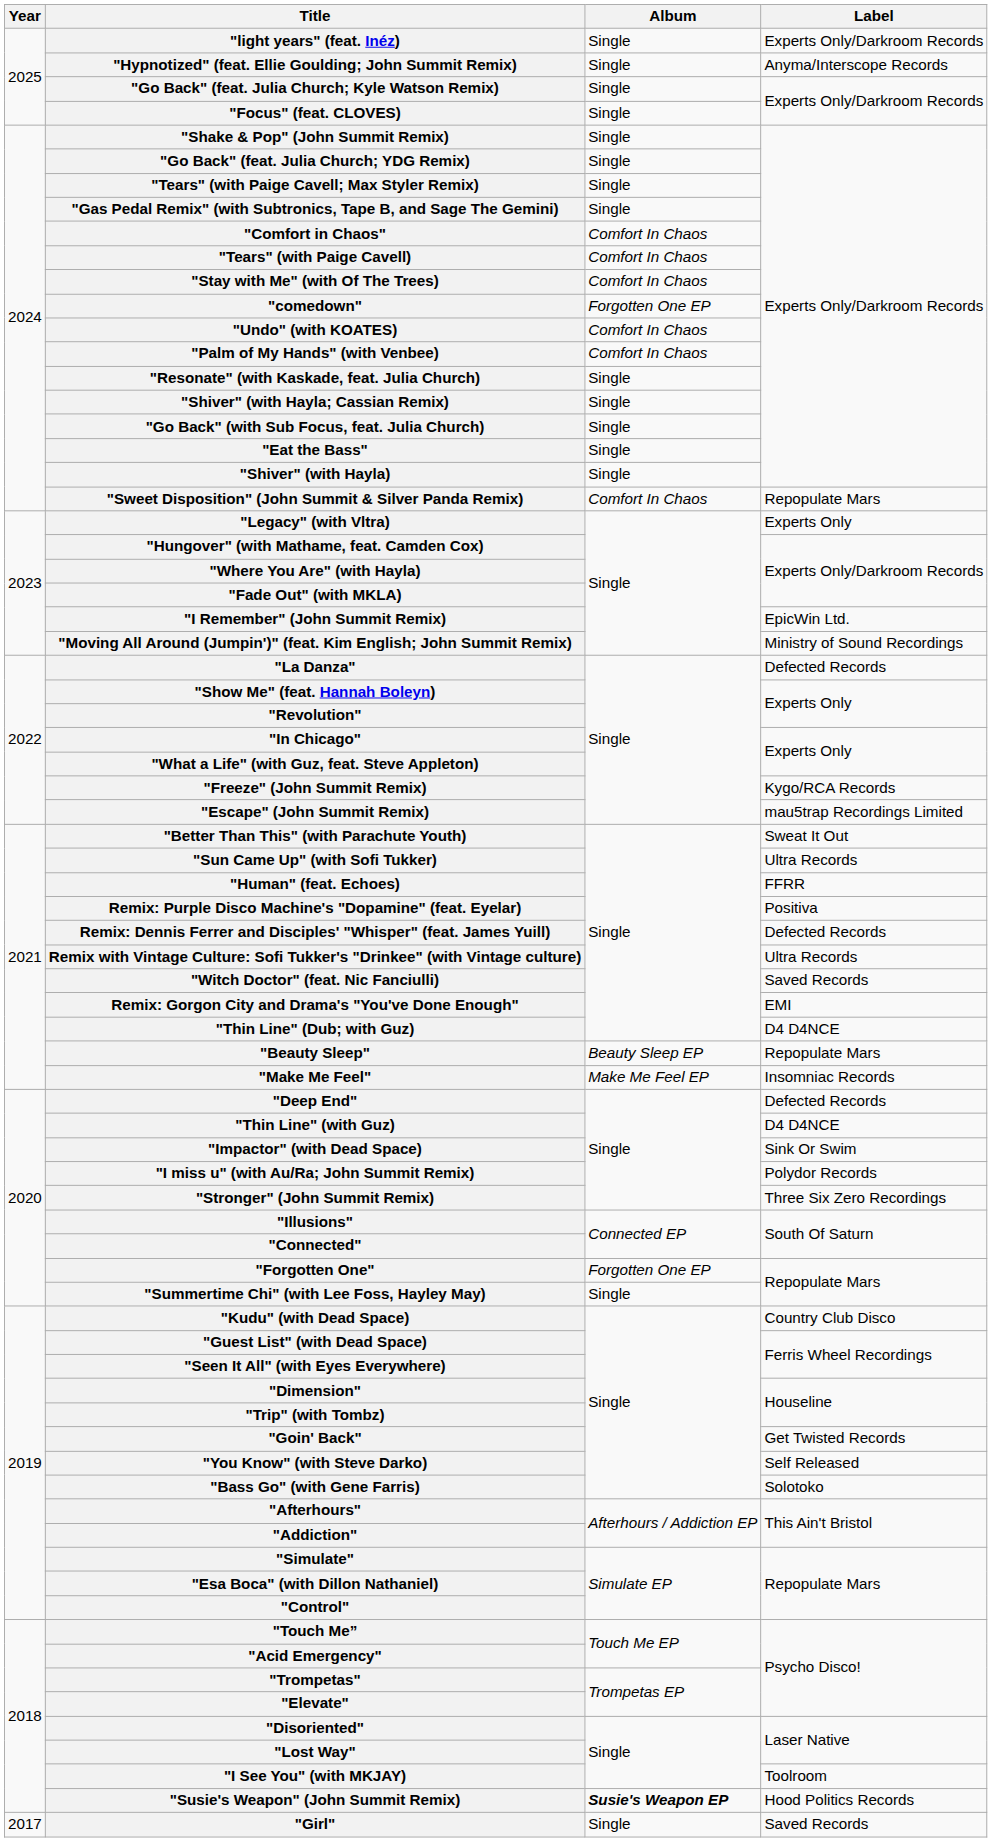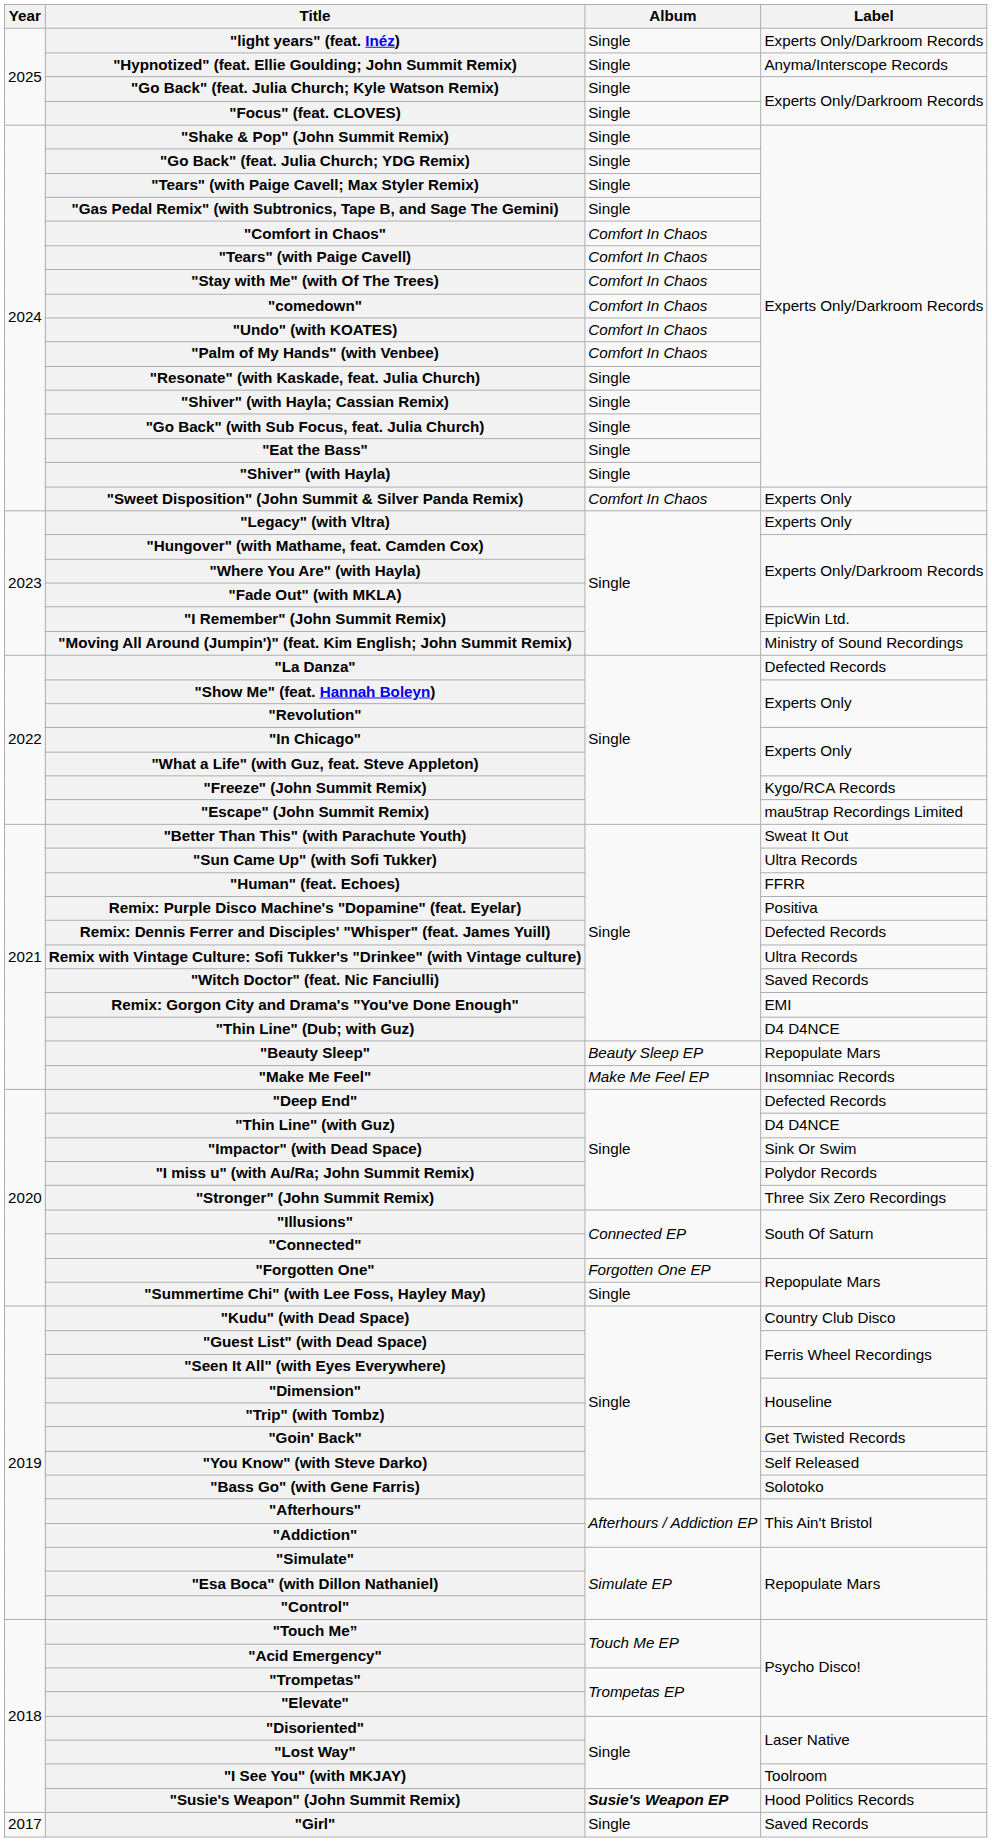(649, 305) Forgotten One EP -> (648, 305) Comfort In Chaos
(822, 498) Repopulate Mars -> (808, 498) Experts Only
